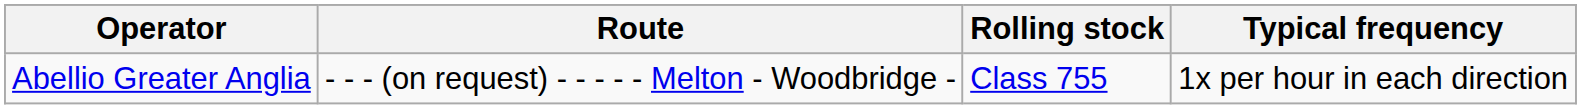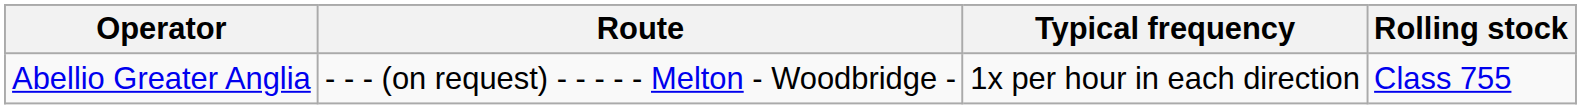columns swapped: (1067, 28) <-> (1373, 28)
